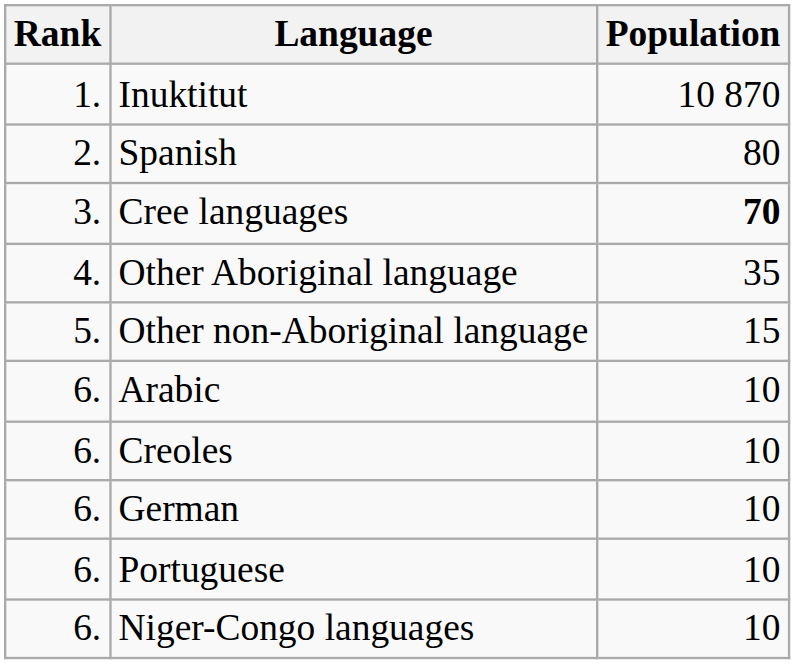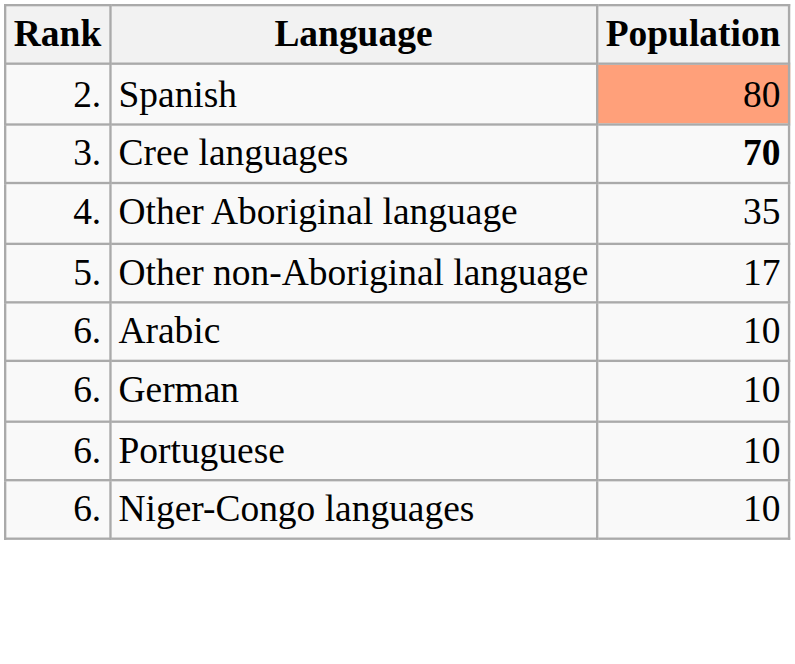- row: (183, 93)
(762, 152) no background -> (762, 93) lightsalmon background
(762, 331) 15 -> (762, 271) 17
- row: (176, 449)
